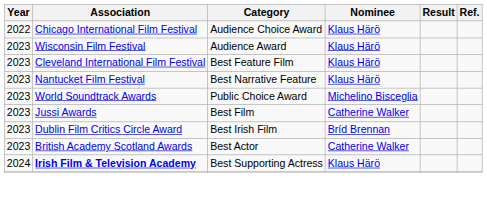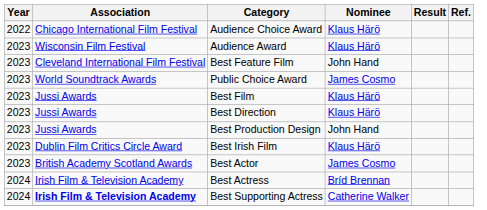(354, 63) Klaus Härö -> (353, 63) John Hand
- row: (263, 79)
(373, 96) Michelino Bisceglia -> (362, 79) James Cosmo
(368, 113) Catherine Walker -> (354, 96) Klaus Härö
+ row: (243, 113)
+ row: (265, 130)
(359, 130) Bríd Brennan -> (354, 146) Klaus Härö
(368, 146) Catherine Walker -> (362, 163) James Cosmo
+ row: (240, 180)
(354, 163) Klaus Härö -> (368, 197) Catherine Walker
